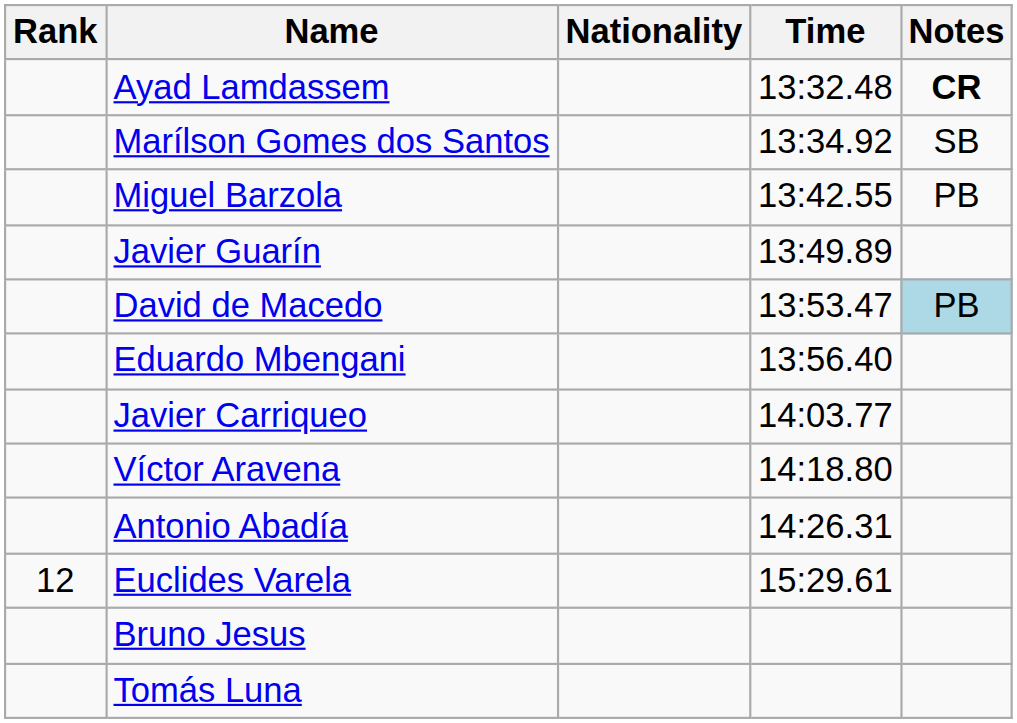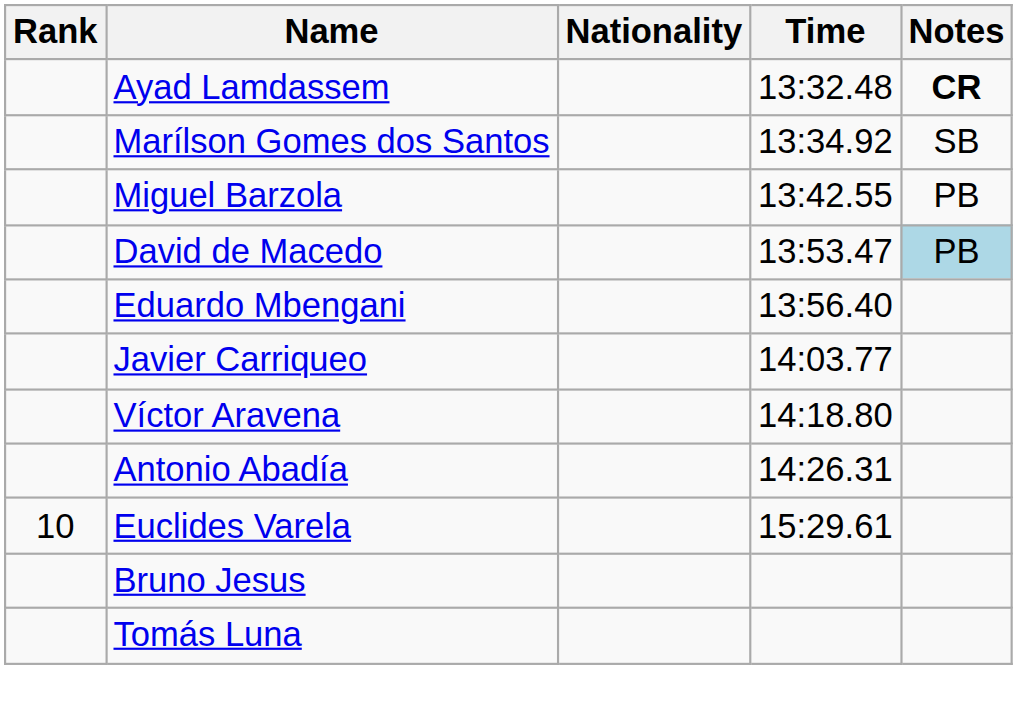- row: (217, 251)
(55, 580) 12 -> (55, 525) 10
